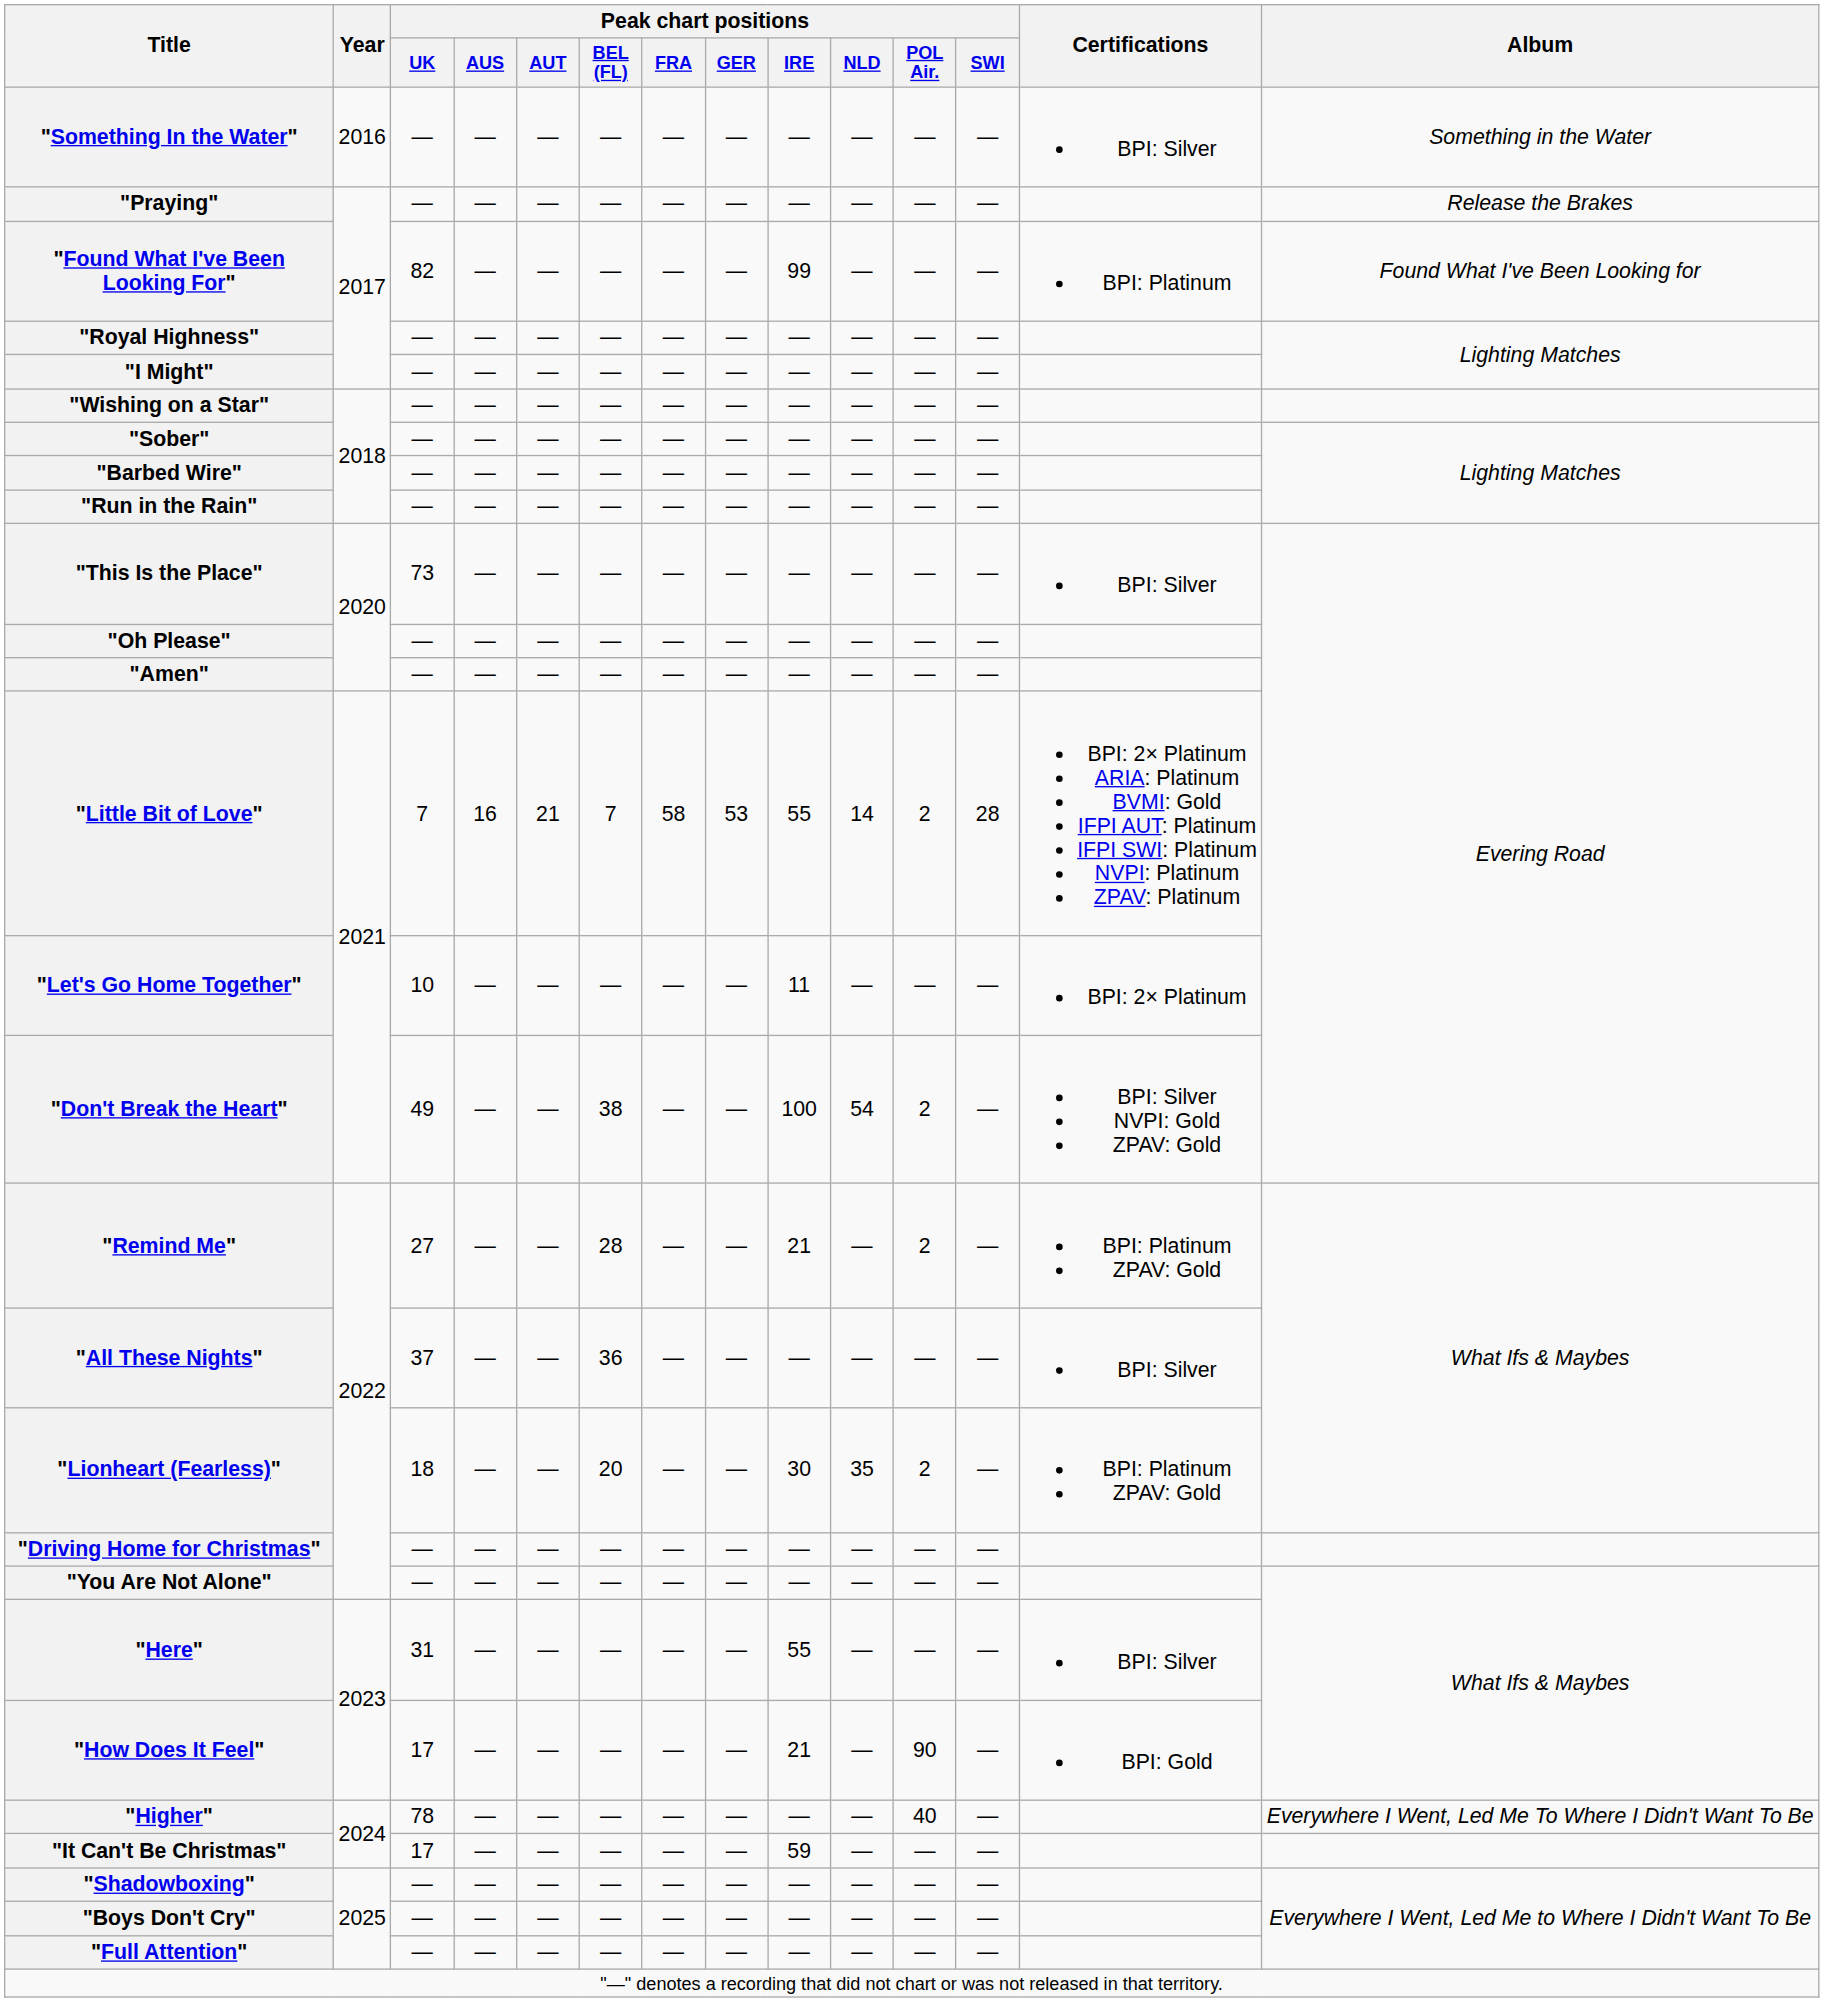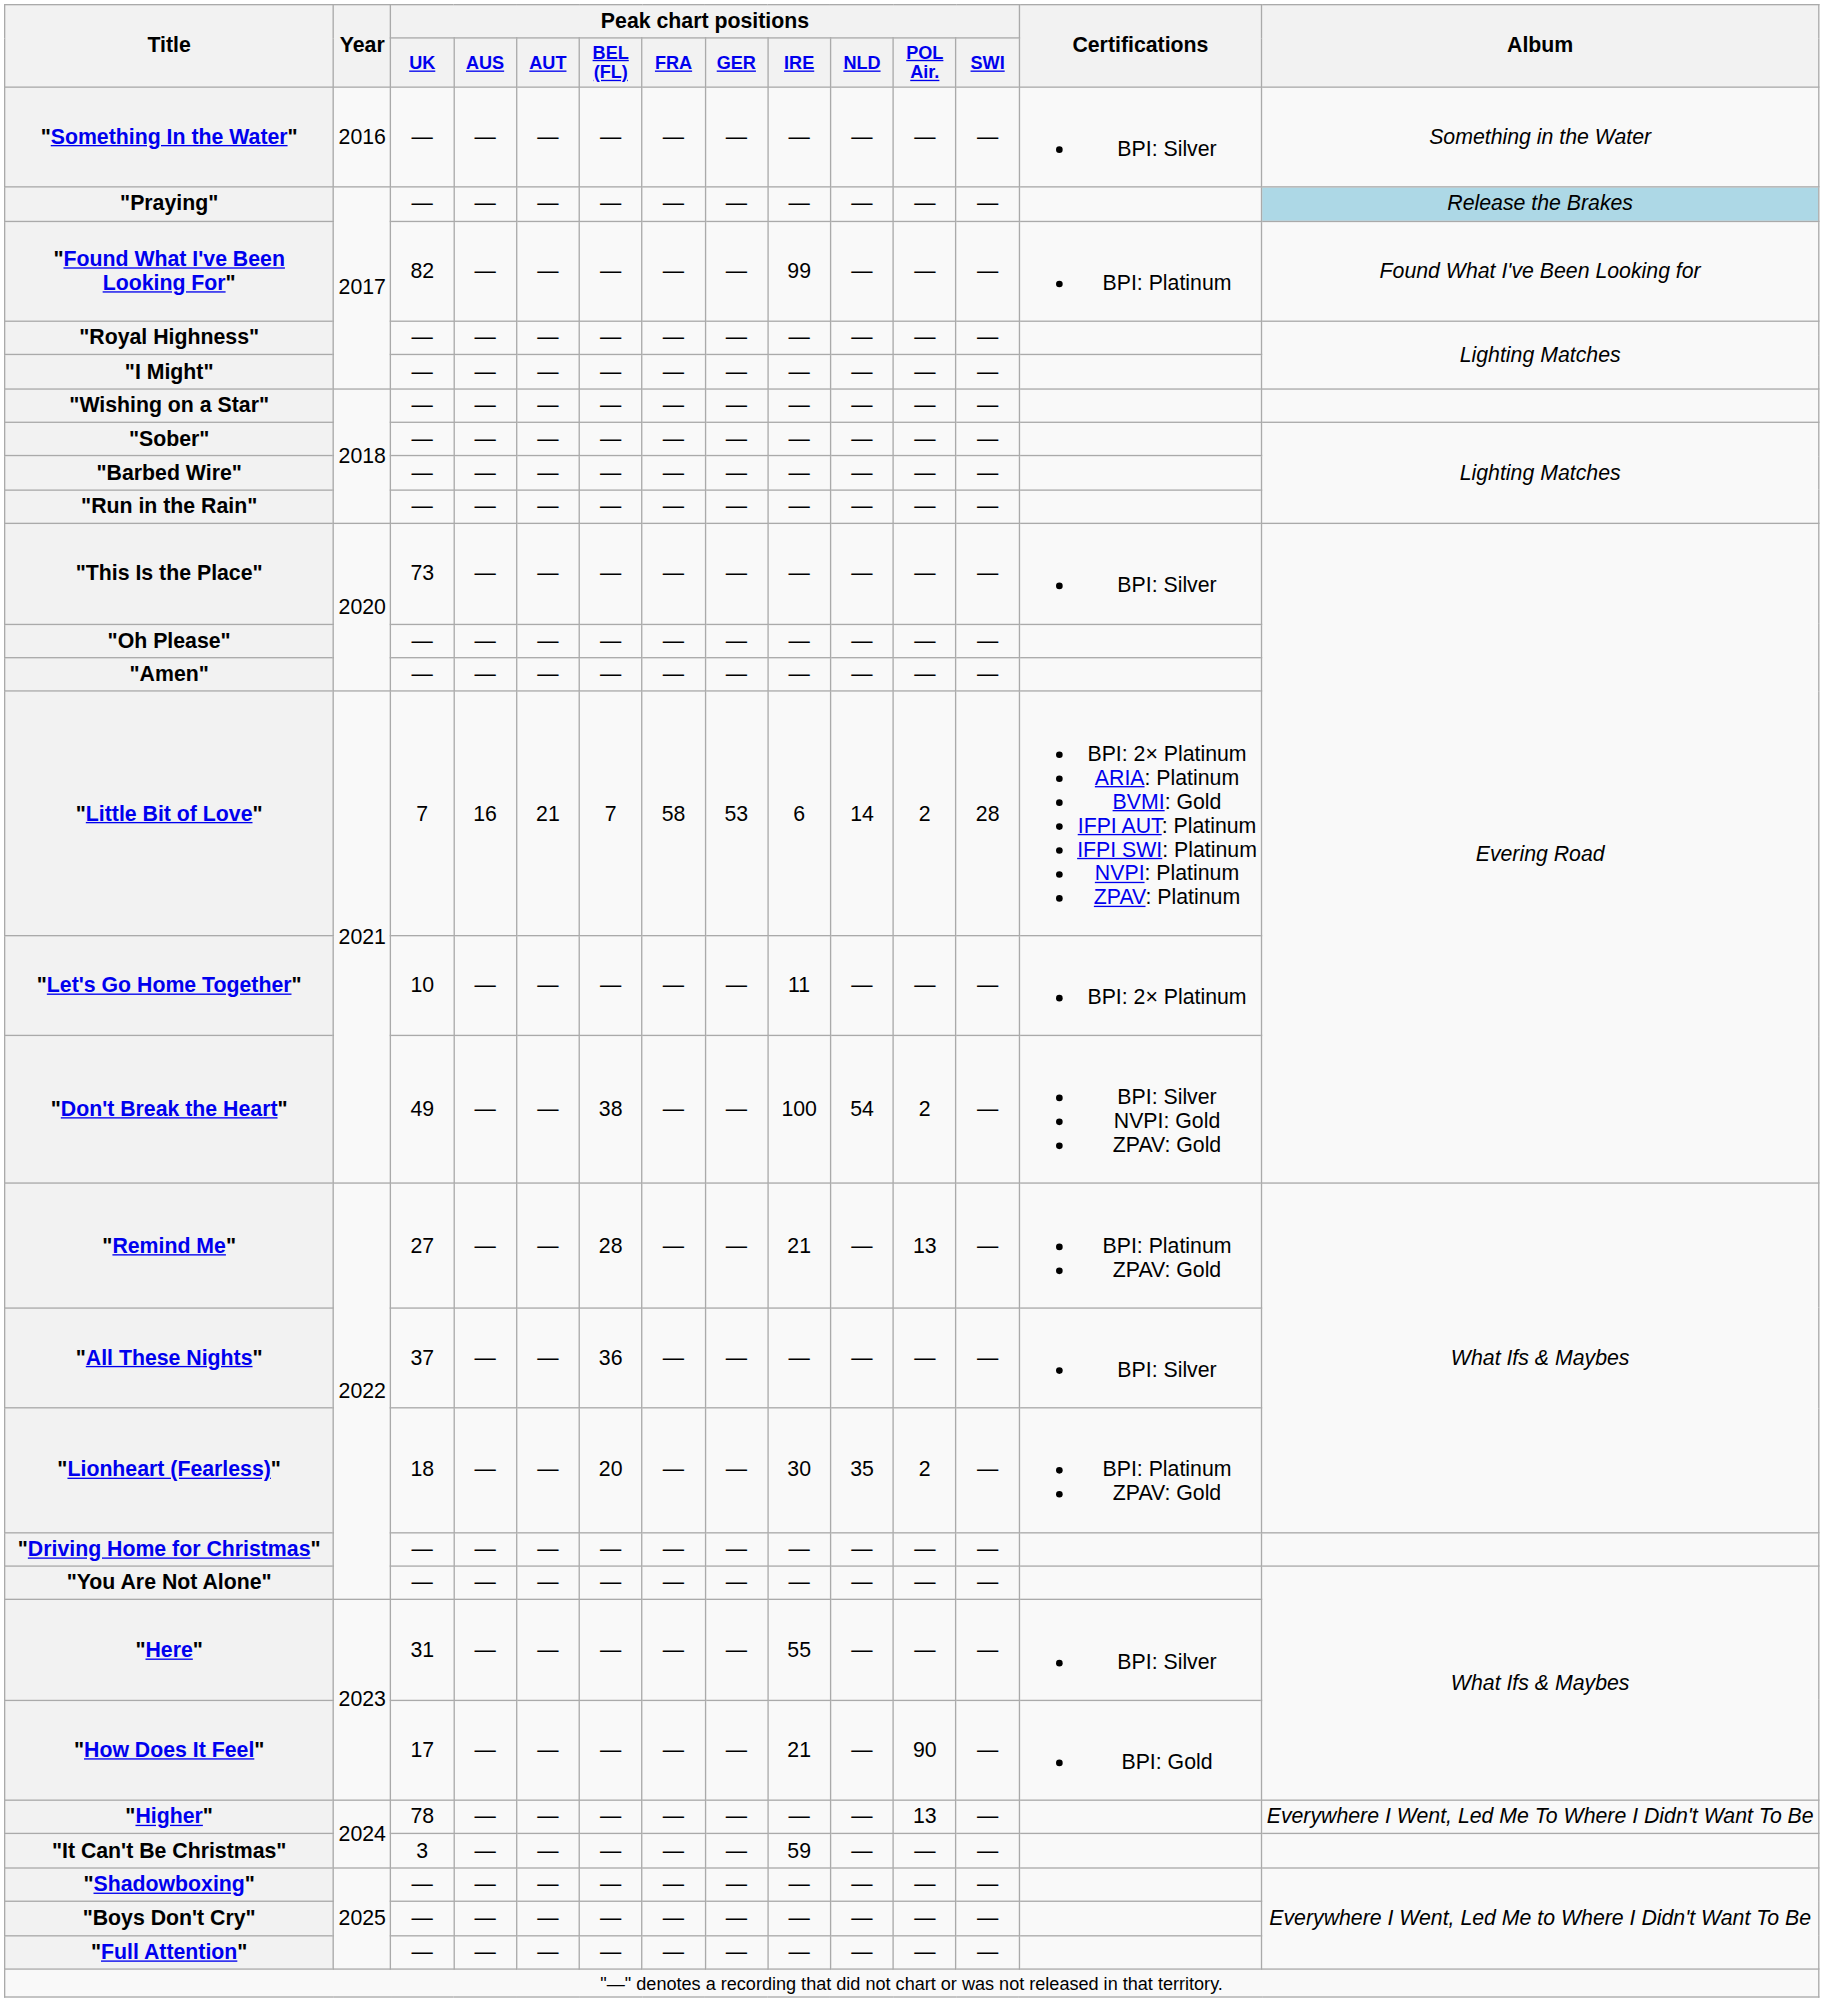(1540, 203) no background -> (1540, 203) lightblue background
(799, 813) 55 -> (799, 813) 6
(925, 1245) 2 -> (925, 1245) 13
(925, 1816) 40 -> (925, 1816) 13
(422, 1850) 17 -> (422, 1850) 3
